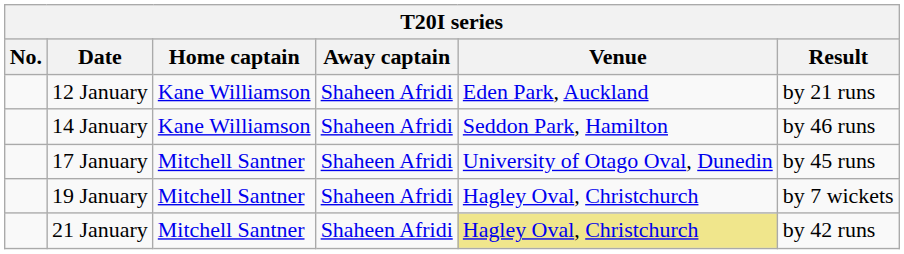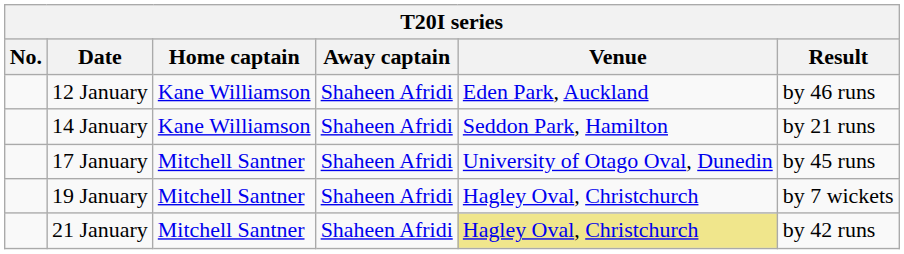(829, 91) by 21 runs -> (829, 91) by 46 runs
(829, 126) by 46 runs -> (829, 126) by 21 runs
